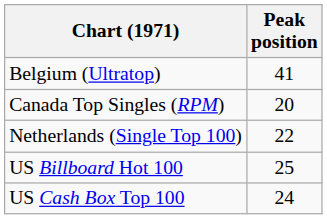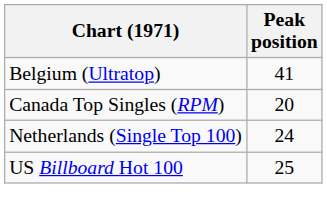(284, 135) 22 -> (284, 135) 24
- row: (97, 198)
